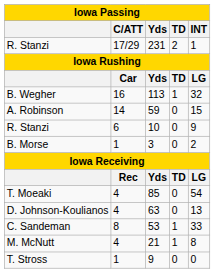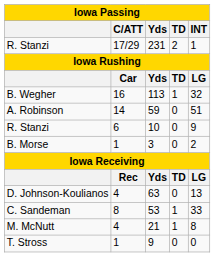(196, 111) 15 -> (196, 111) 51
- row: (29, 194)
